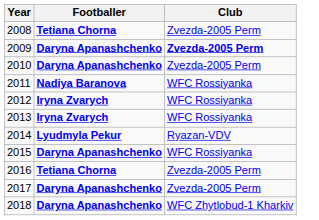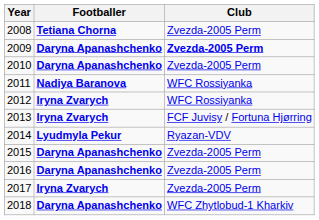(210, 118) WFC Rossiyanka -> (239, 118) FCF Juvisy / Fortuna Hjørring
(210, 153) WFC Rossiyanka -> (214, 153) Zvezda-2005 Perm
(76, 170) Tetiana Chorna -> (99, 170) Daryna Apanashchenko
(99, 188) Daryna Apanashchenko -> (72, 188) Iryna Zvarych
